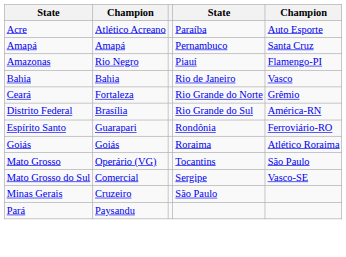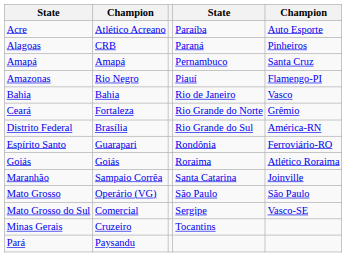+ row: (24, 45)
+ row: (28, 177)
(195, 161) Tocantins -> (196, 194) São Paulo
(196, 194) São Paulo -> (195, 227) Tocantins
